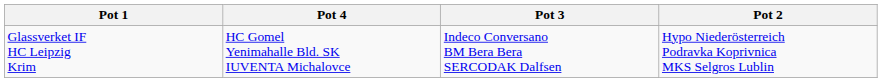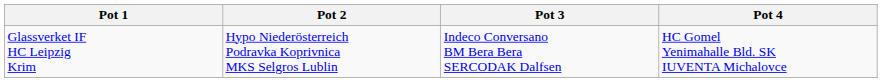columns swapped: (768, 15) <-> (332, 15)
